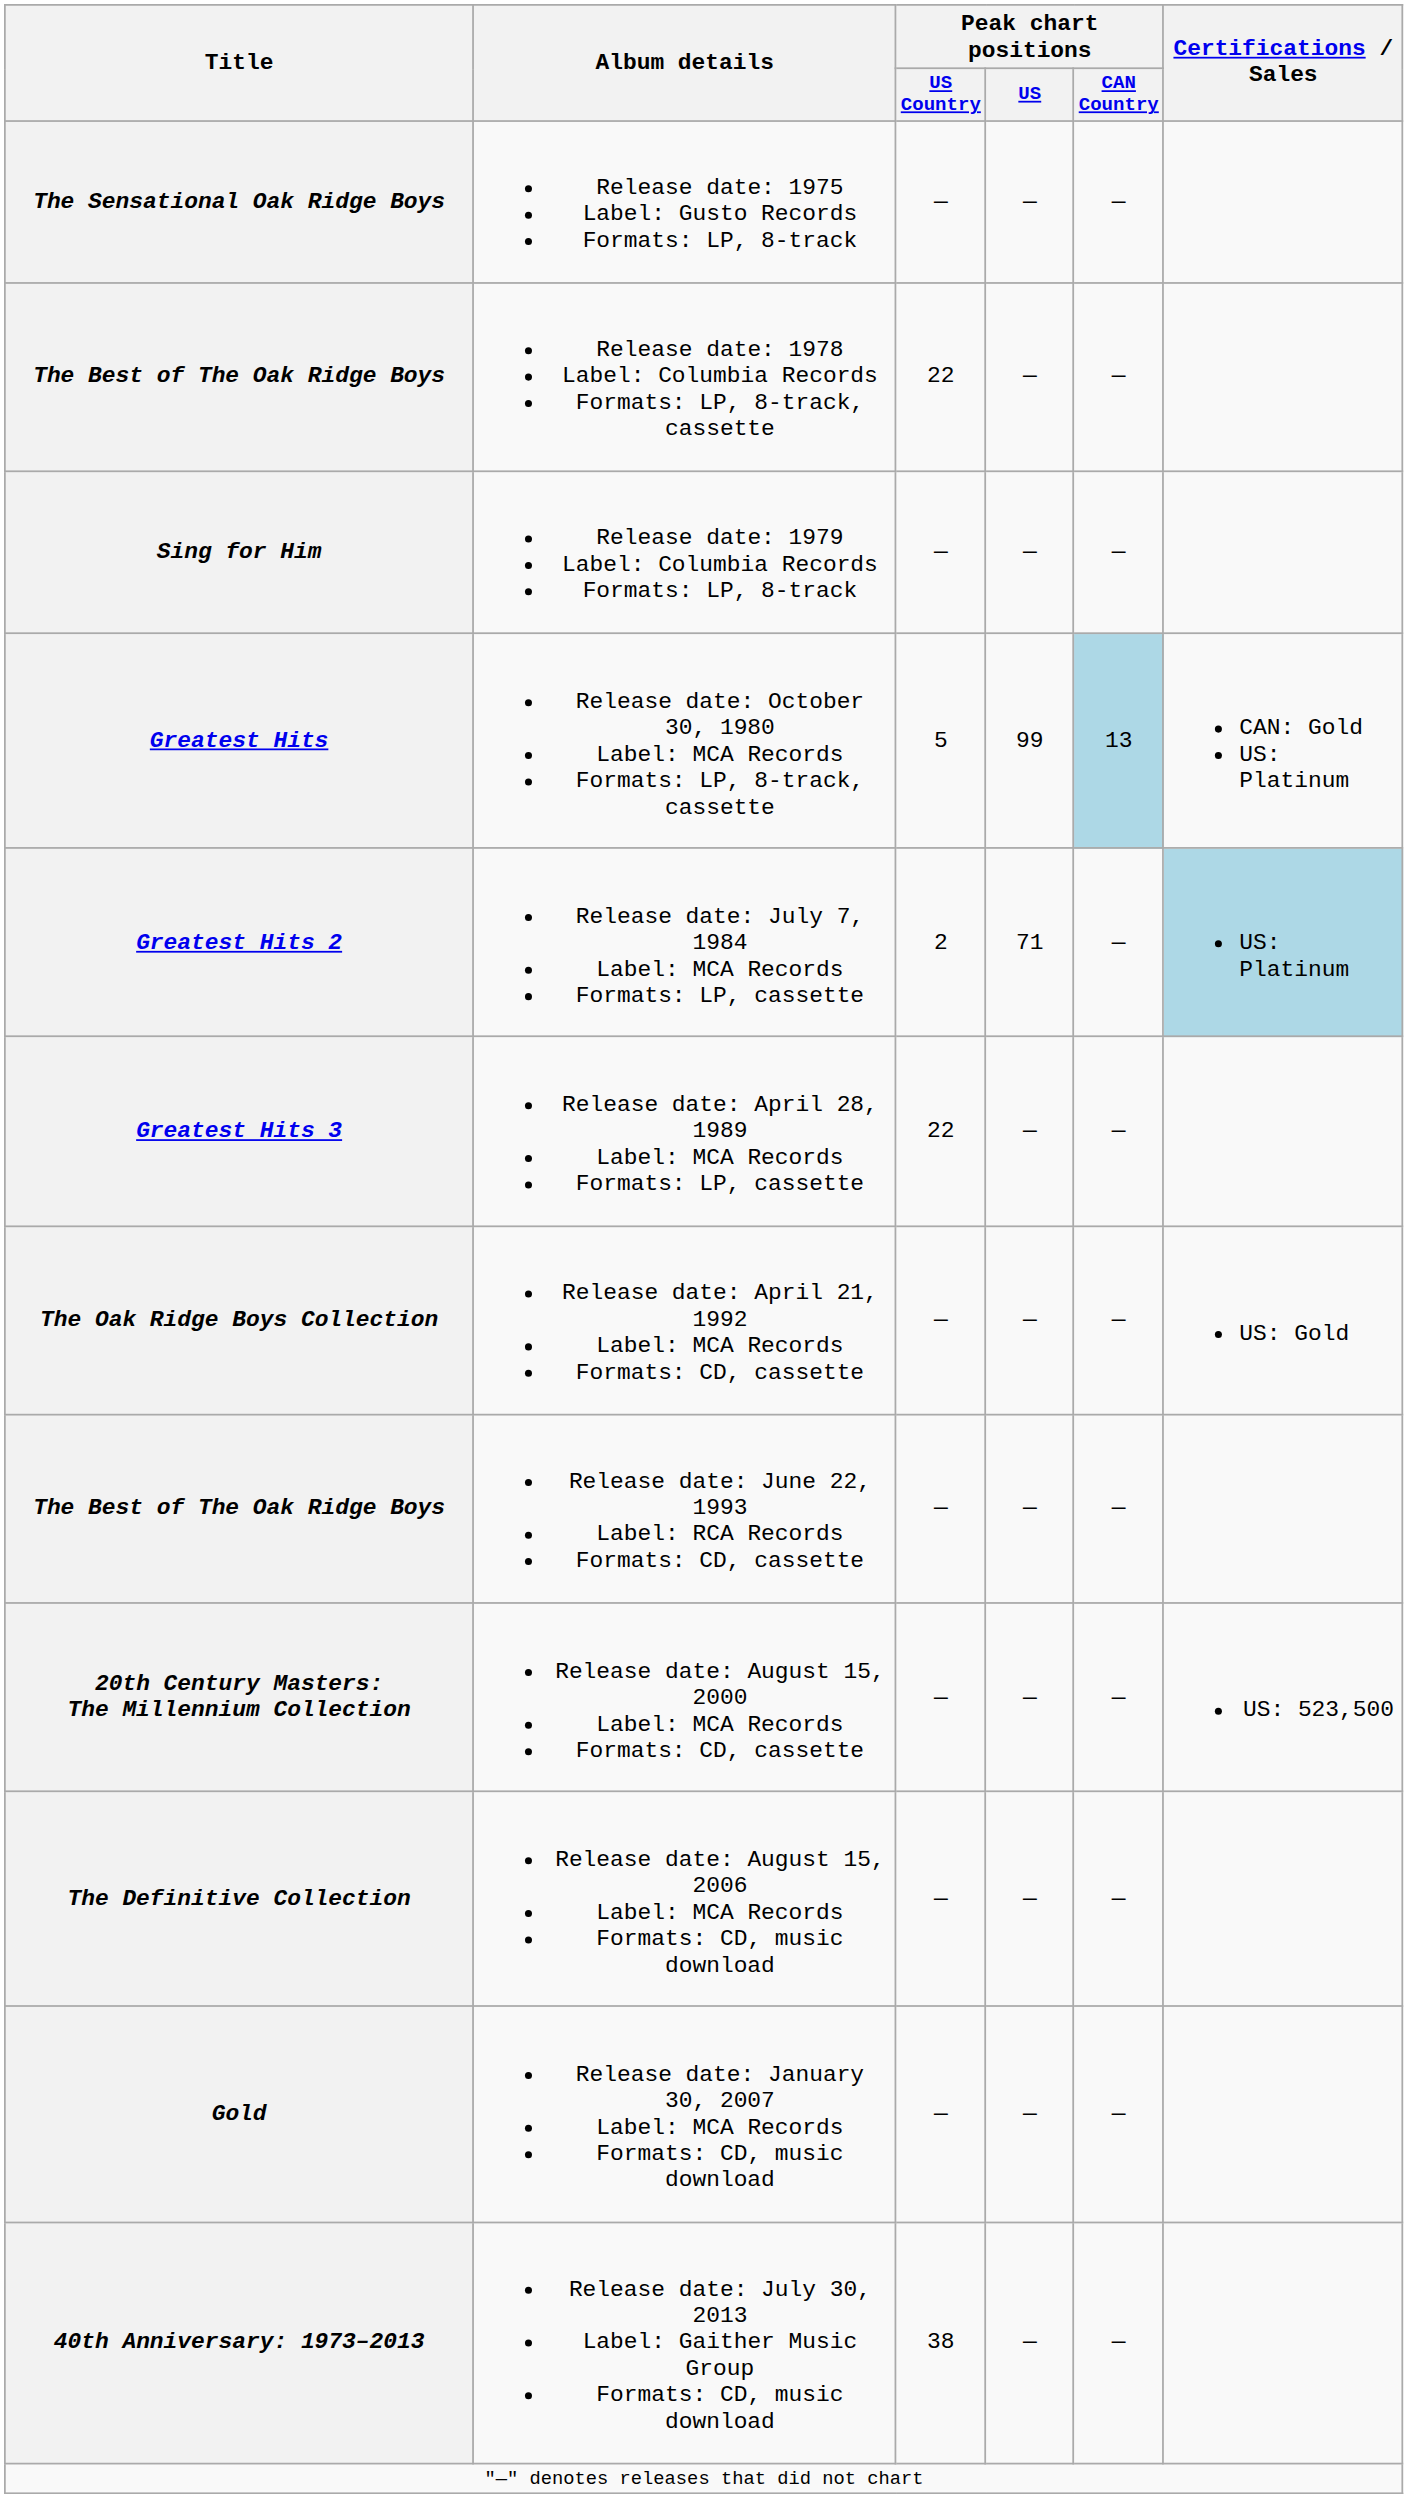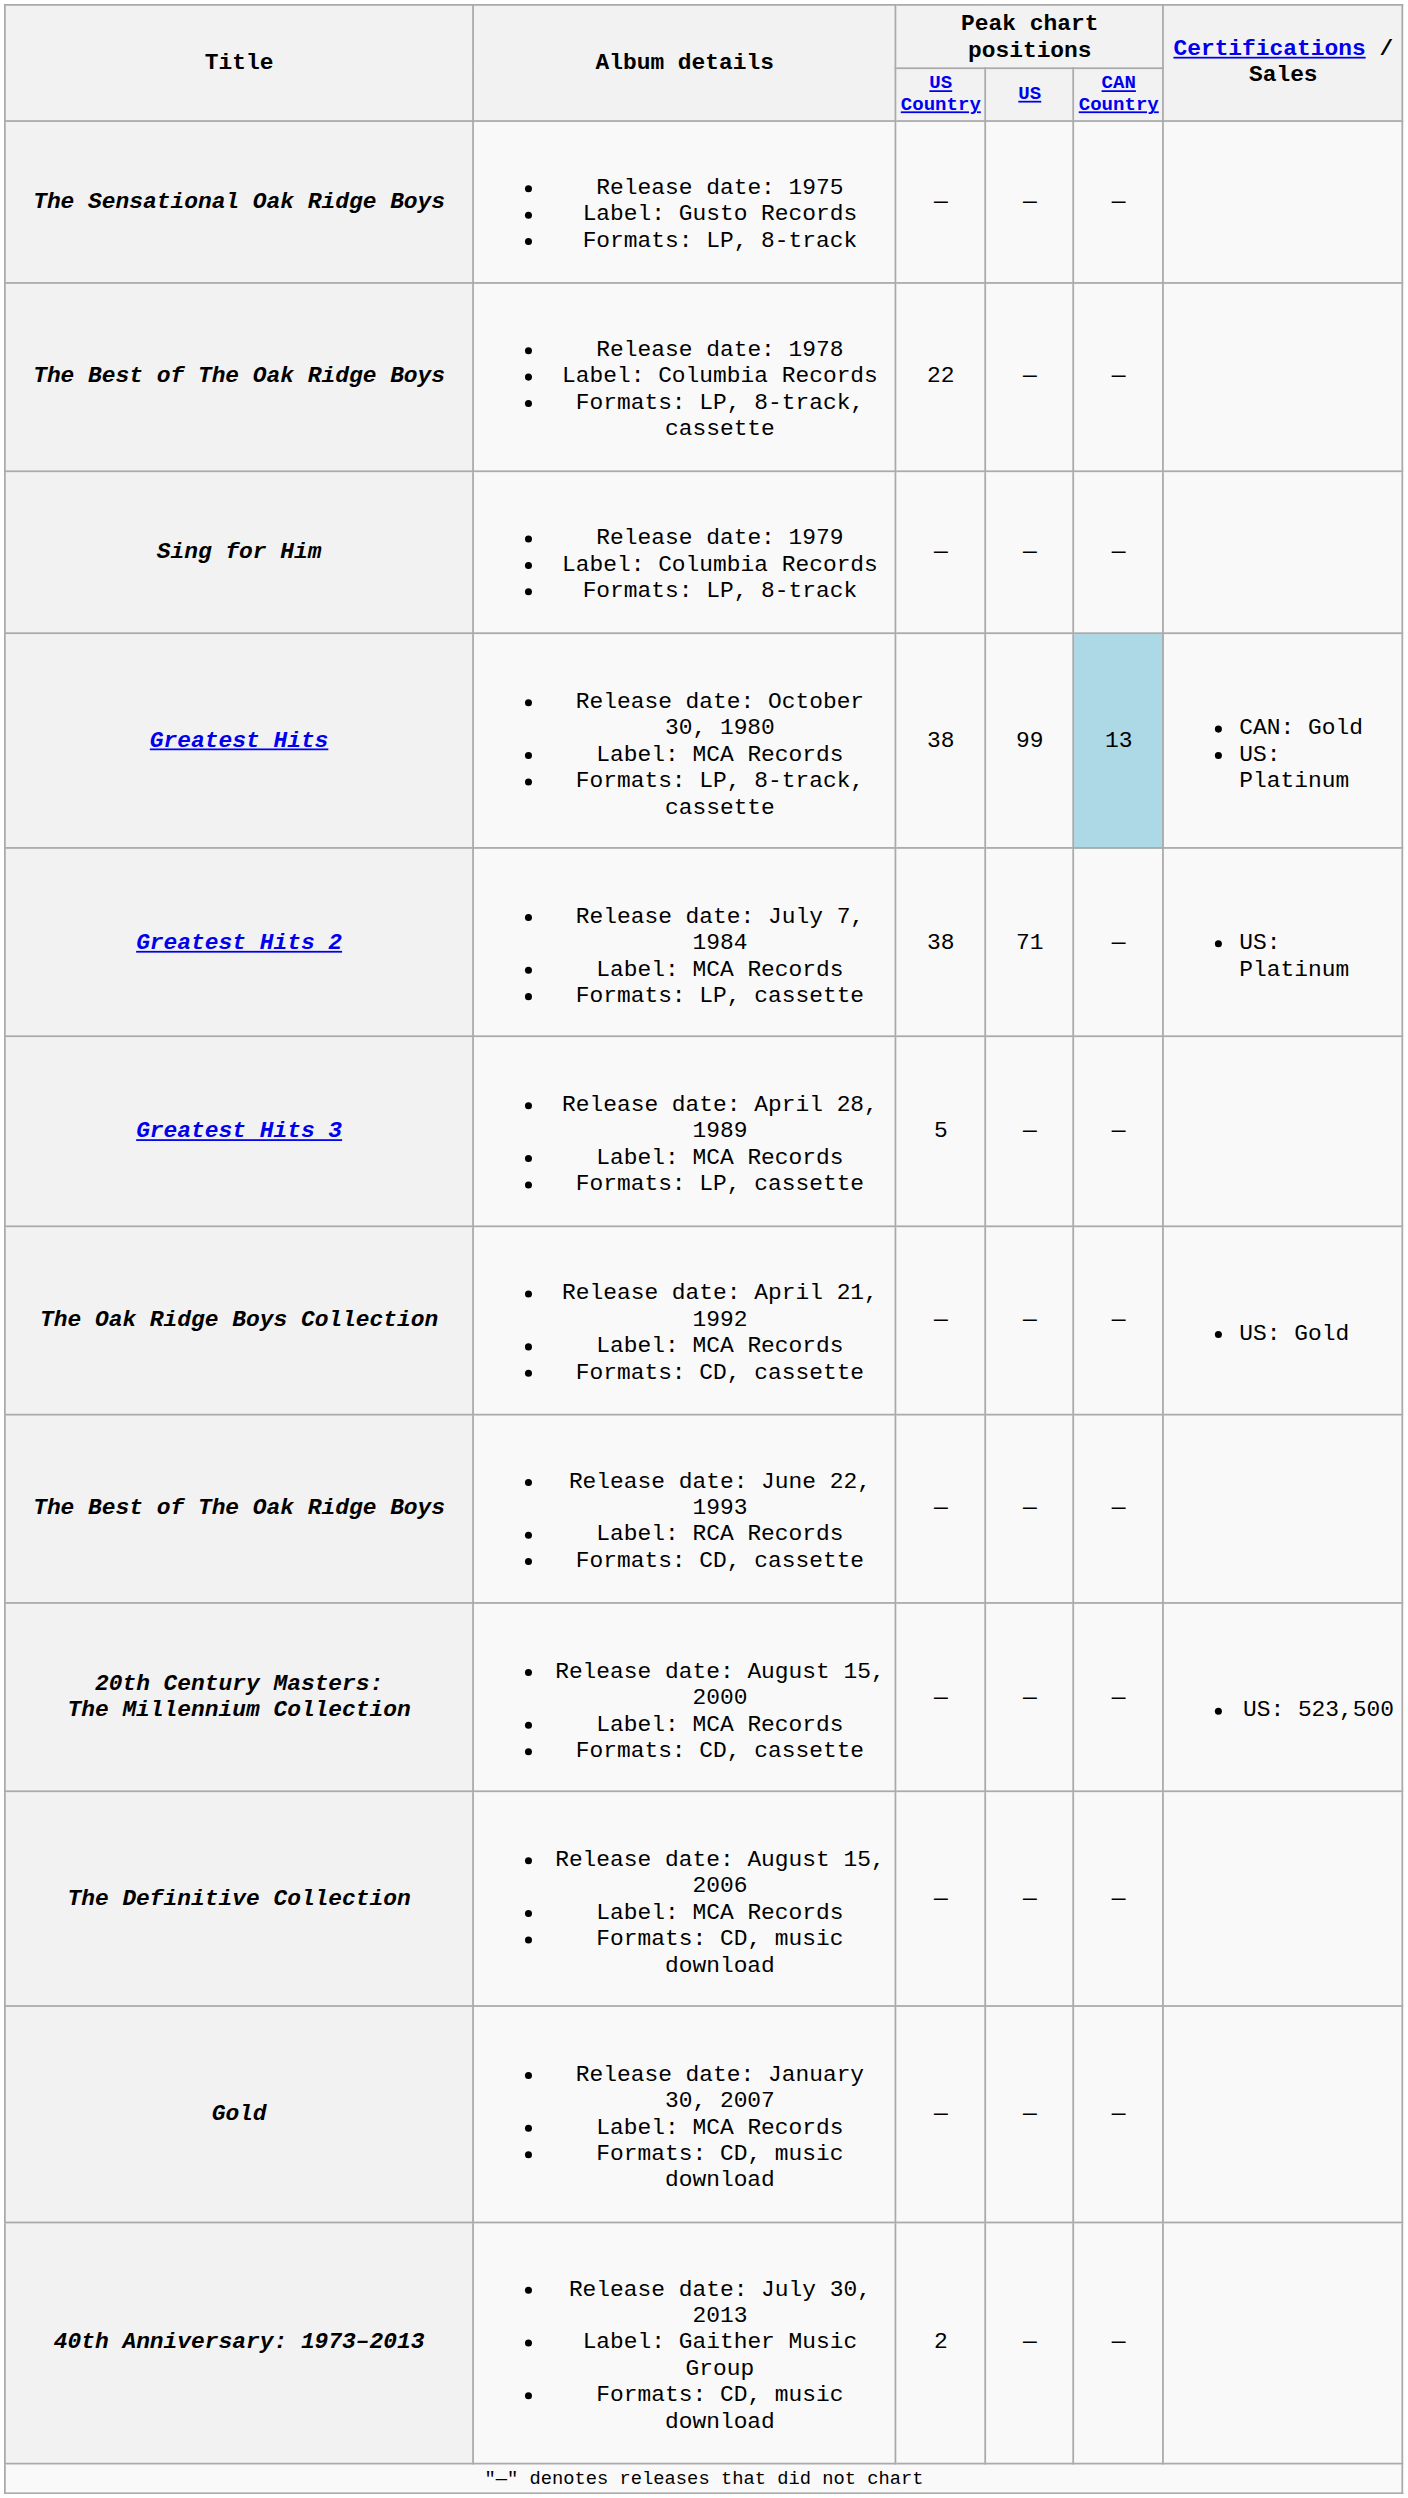(941, 741) 5 -> (941, 741) 38
(941, 943) 2 -> (941, 943) 38
(1283, 956) lightblue background -> (1283, 956) no background
(941, 1131) 22 -> (941, 1131) 5
(941, 2342) 38 -> (941, 2342) 2
